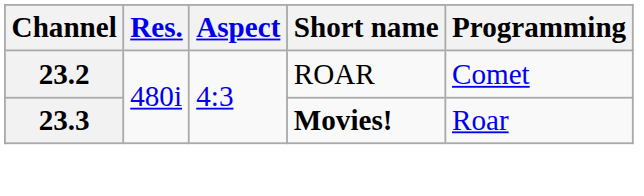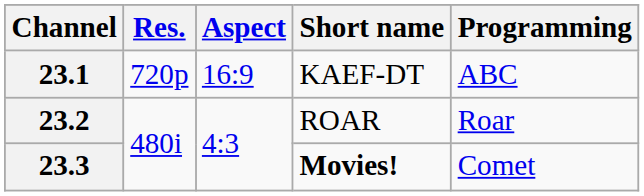+ row: (64, 73)
(491, 73) Comet -> (486, 119) Roar
(480, 119) Roar -> (496, 166) Comet
